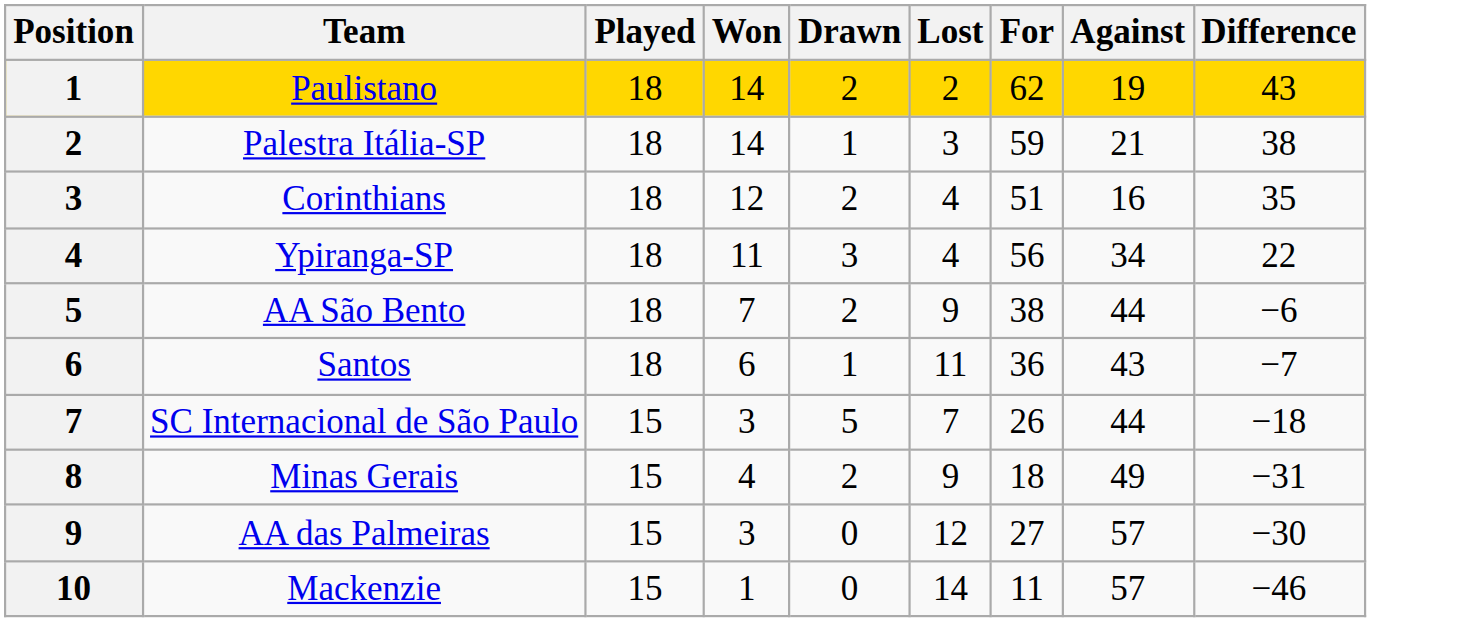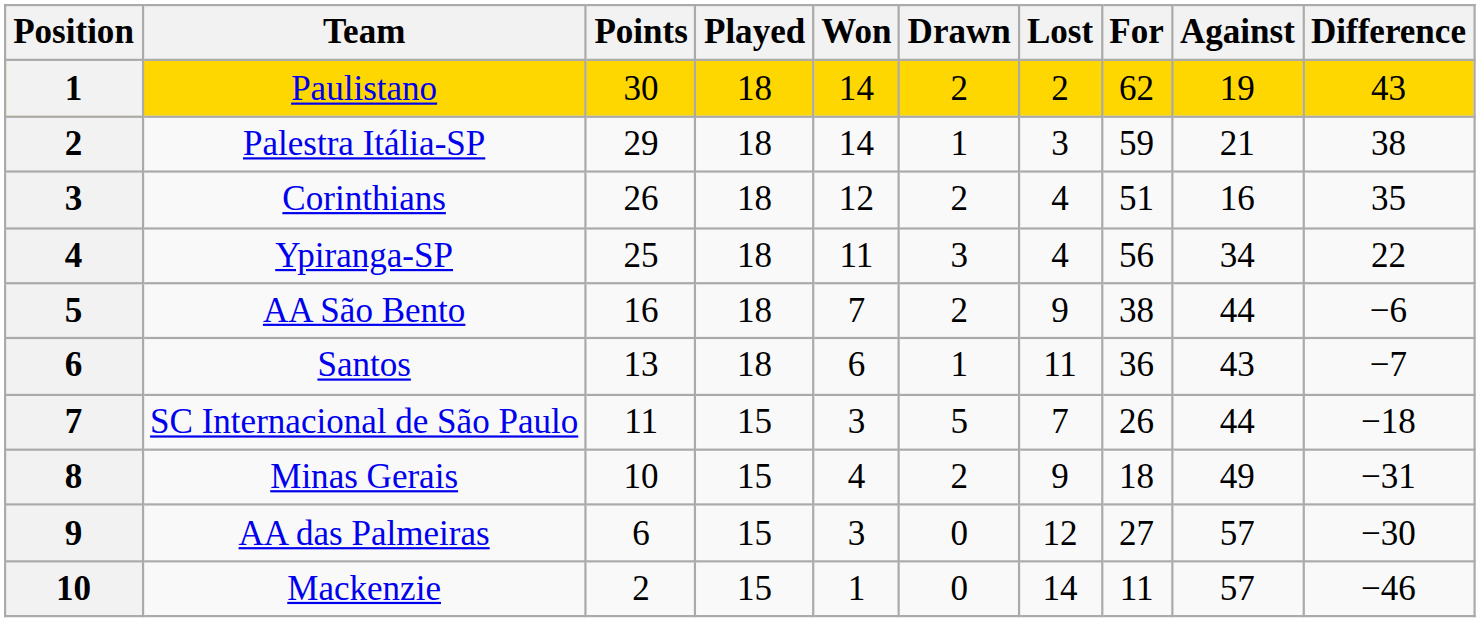+ column: (641, 32)
